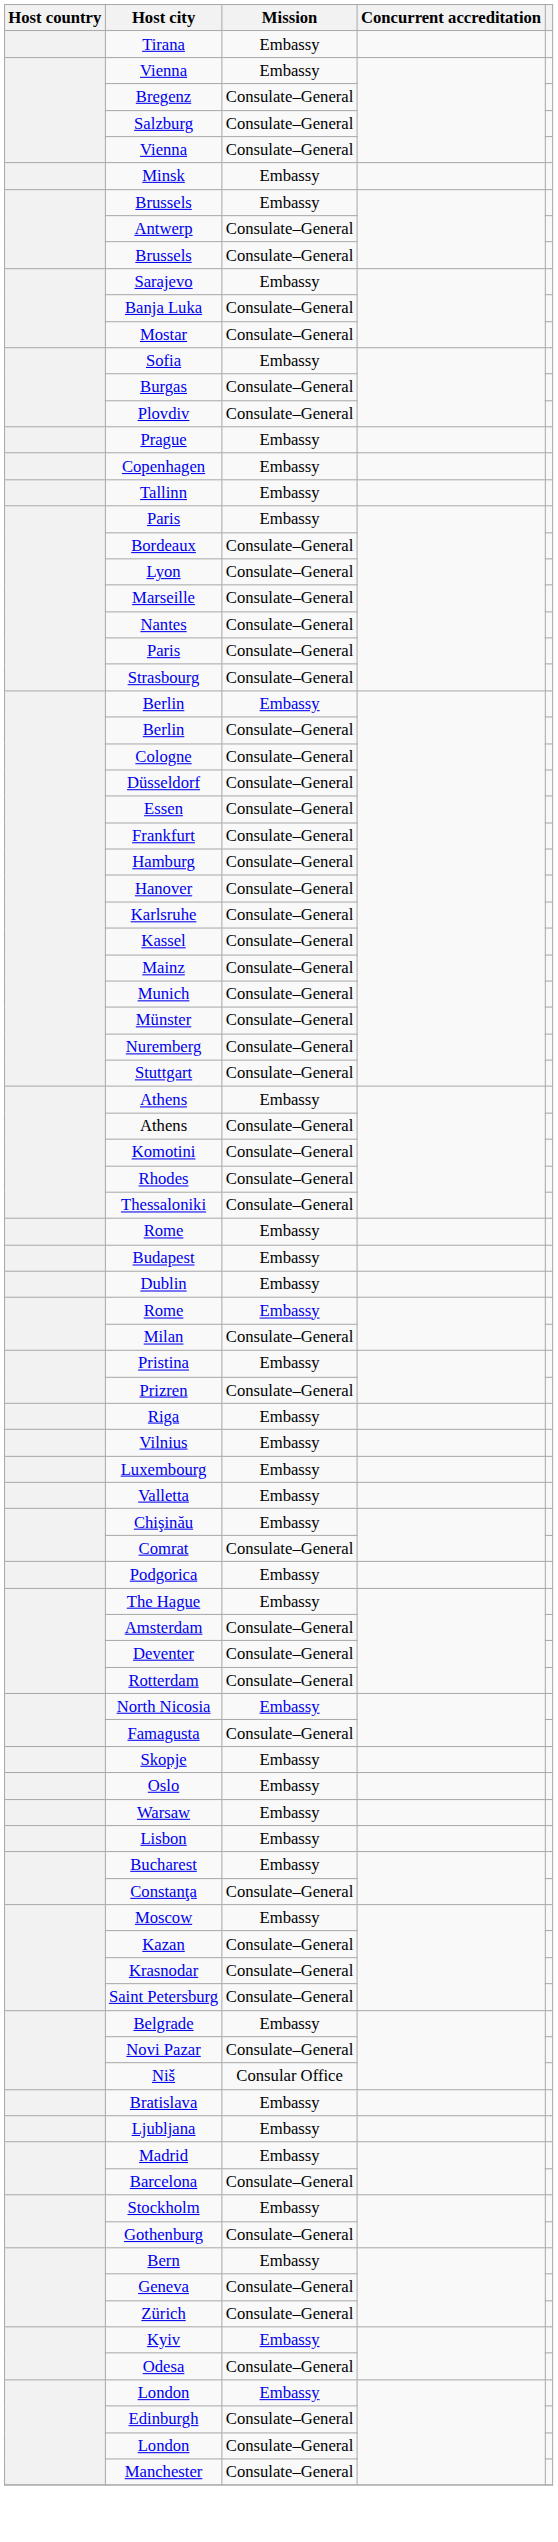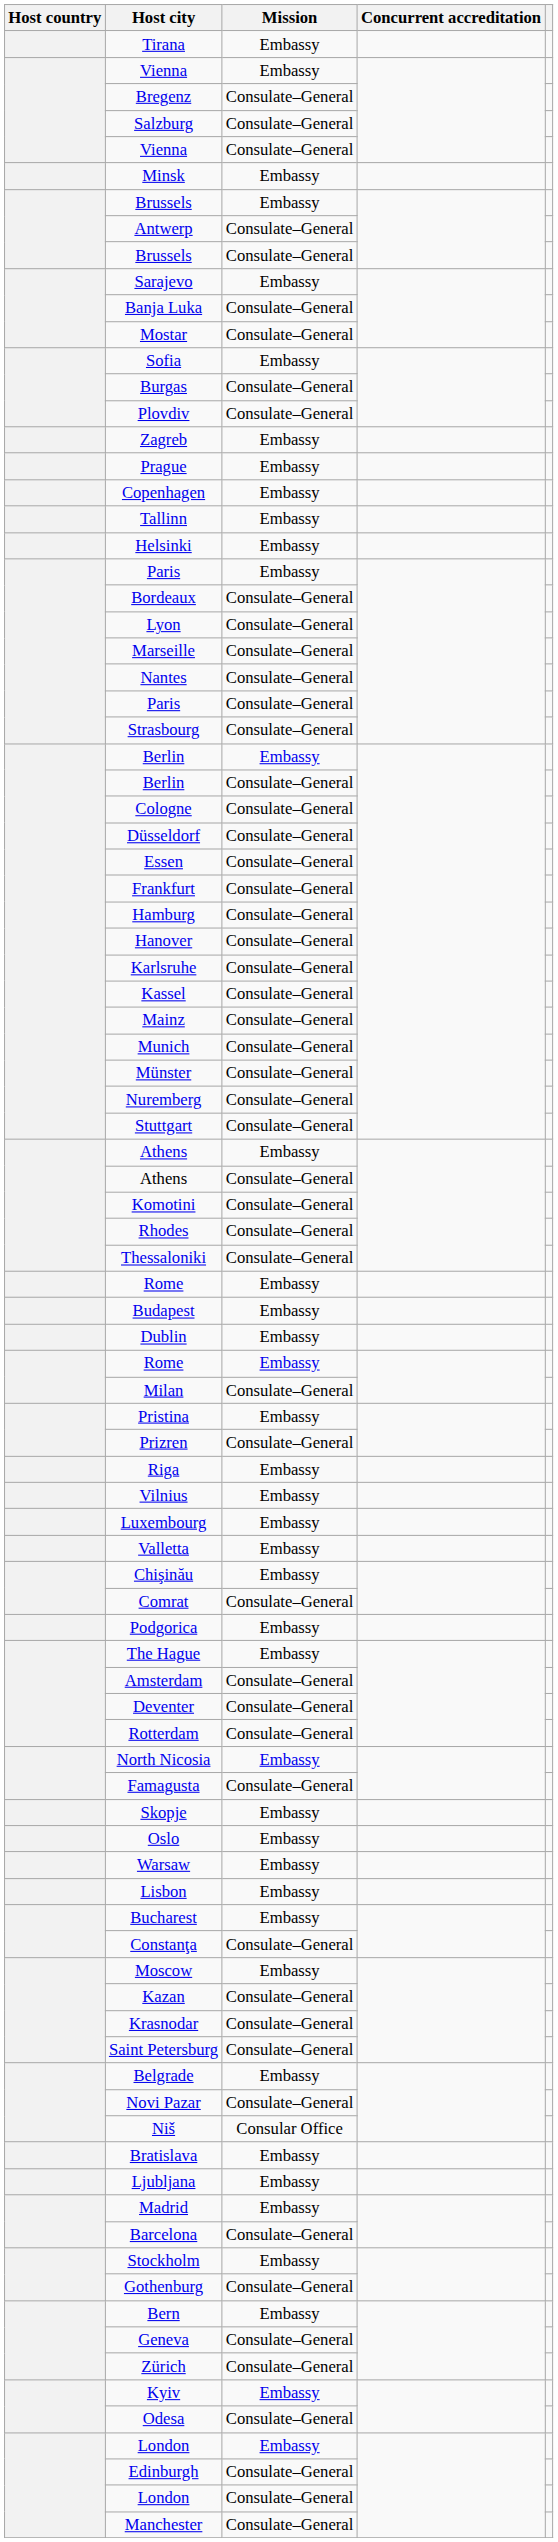+ row: (164, 439)
+ row: (164, 545)
